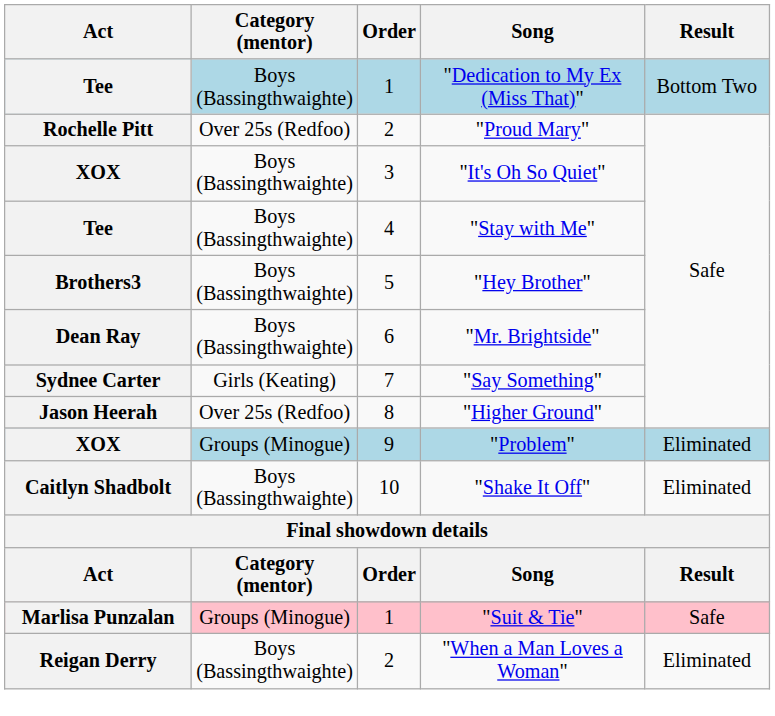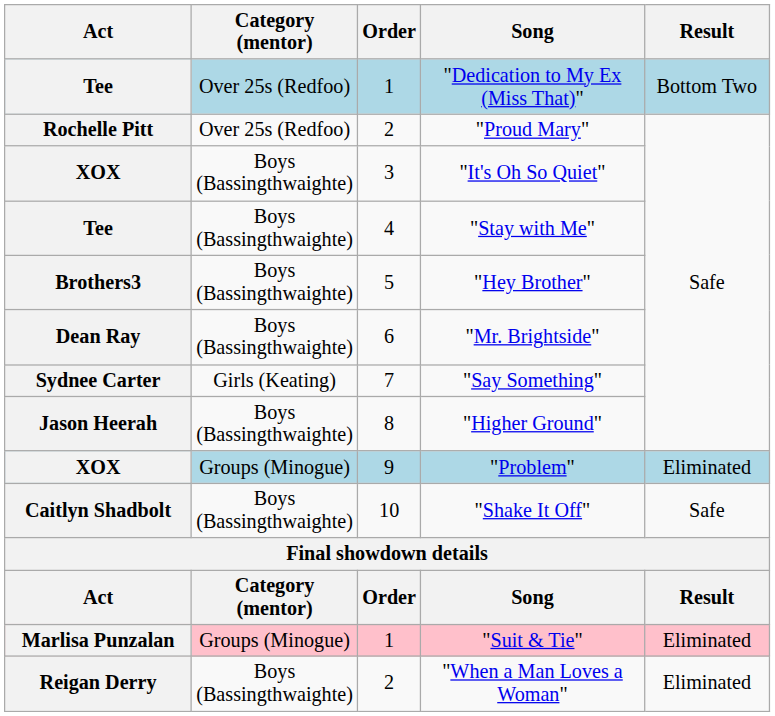(275, 86) Boys (Bassingthwaighte) -> (275, 86) Over 25s (Redfoo)
(275, 412) Over 25s (Redfoo) -> (275, 423) Boys (Bassingthwaighte)
(707, 487) Eliminated -> (707, 510) Safe
(707, 617) Safe -> (707, 640) Eliminated
